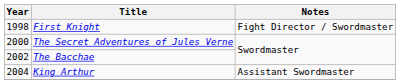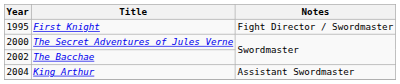(18, 27) 1998 -> (18, 27) 1995
